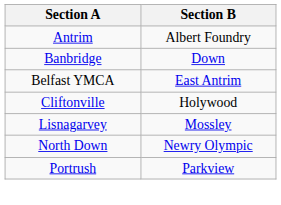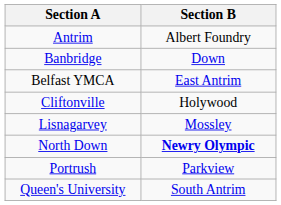(208, 146) normal -> (208, 146) bold
+ row: (73, 189)
